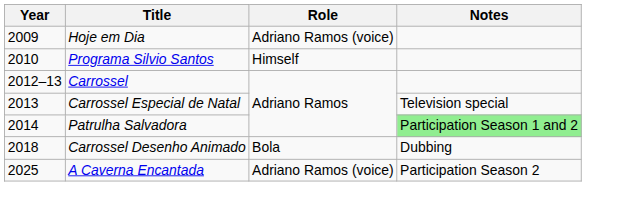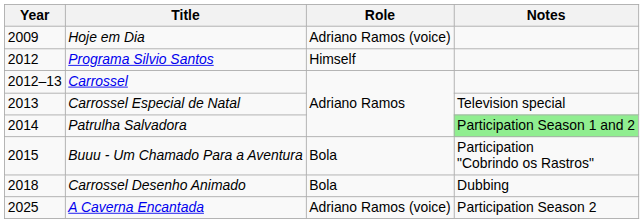(23, 59) 2010 -> (23, 59) 2012
+ row: (185, 155)
